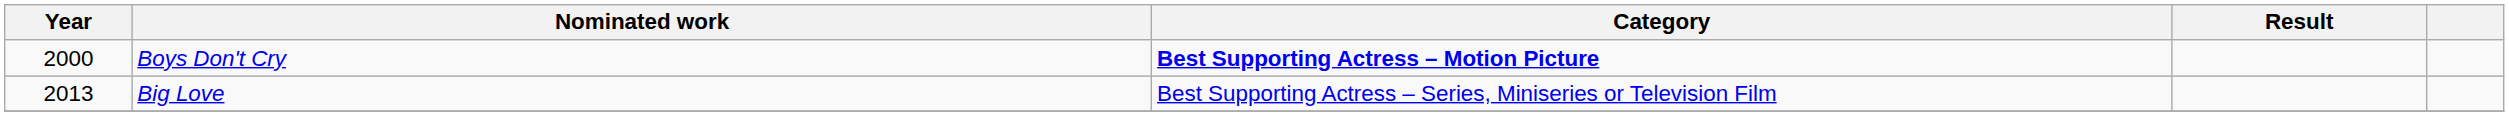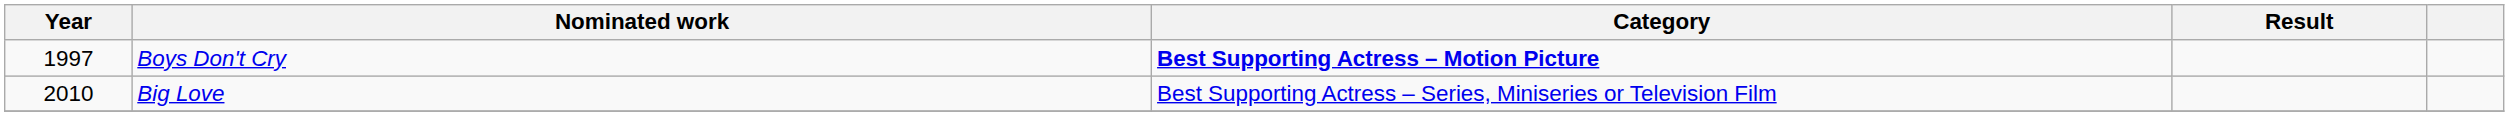(68, 57) 2000 -> (68, 57) 1997
(68, 93) 2013 -> (68, 93) 2010
